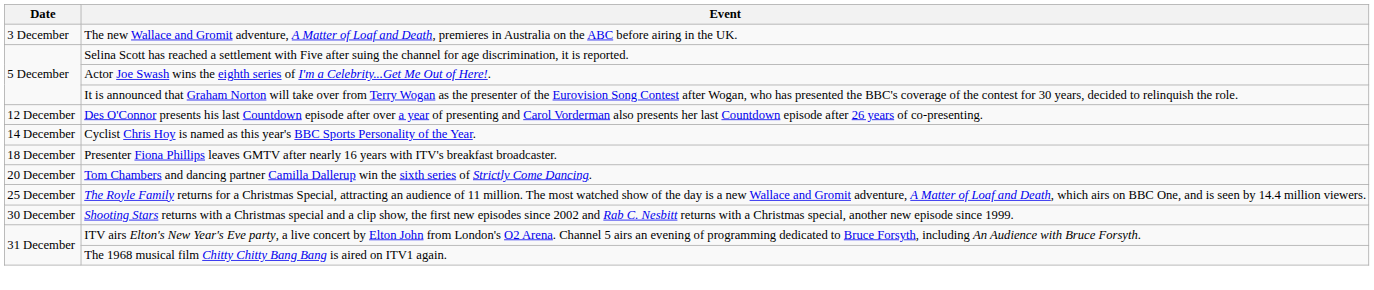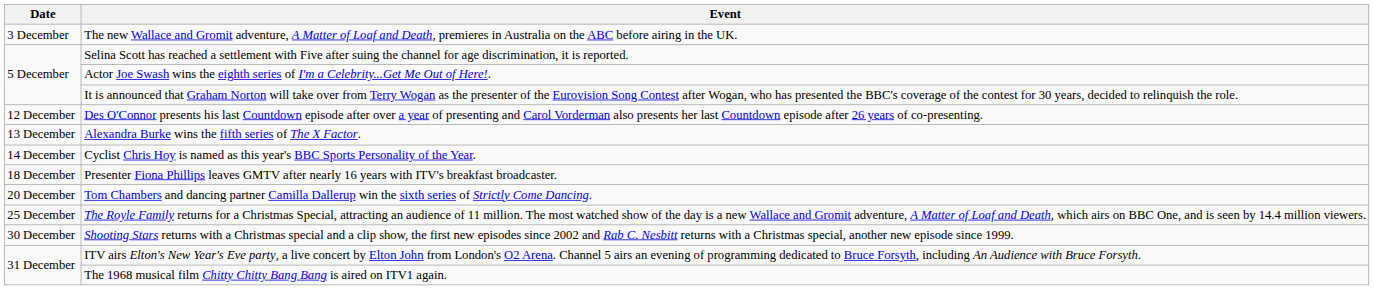+ row: (223, 134)
